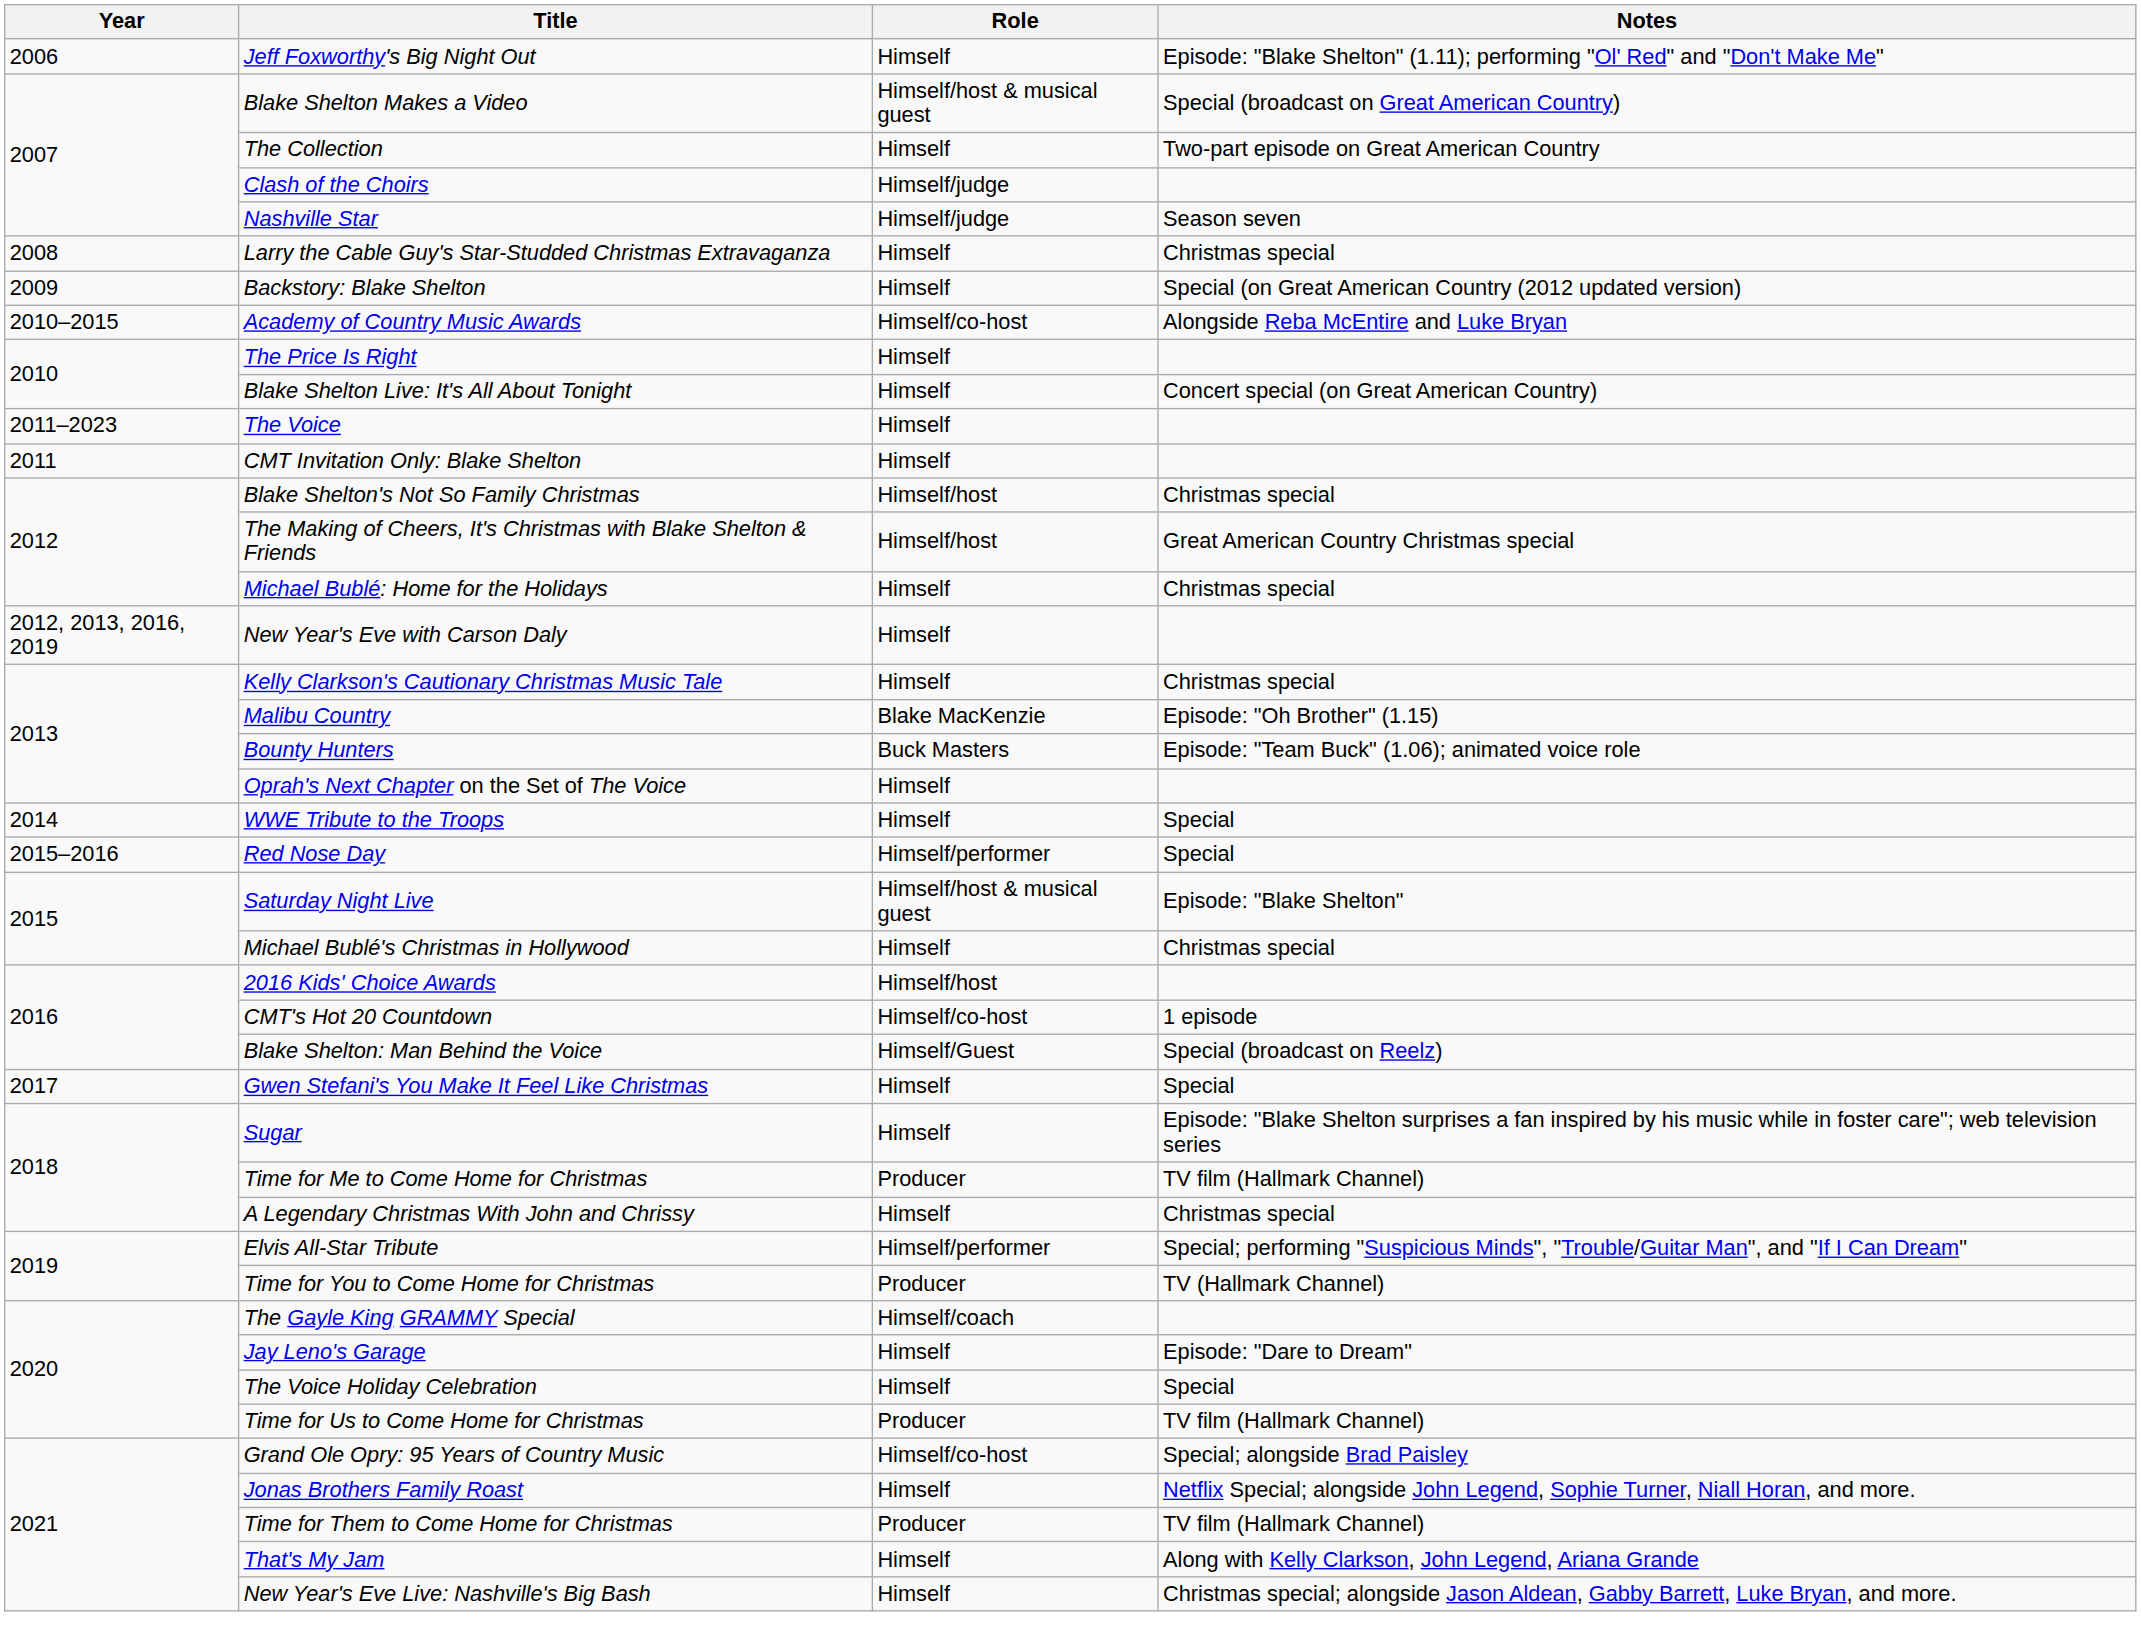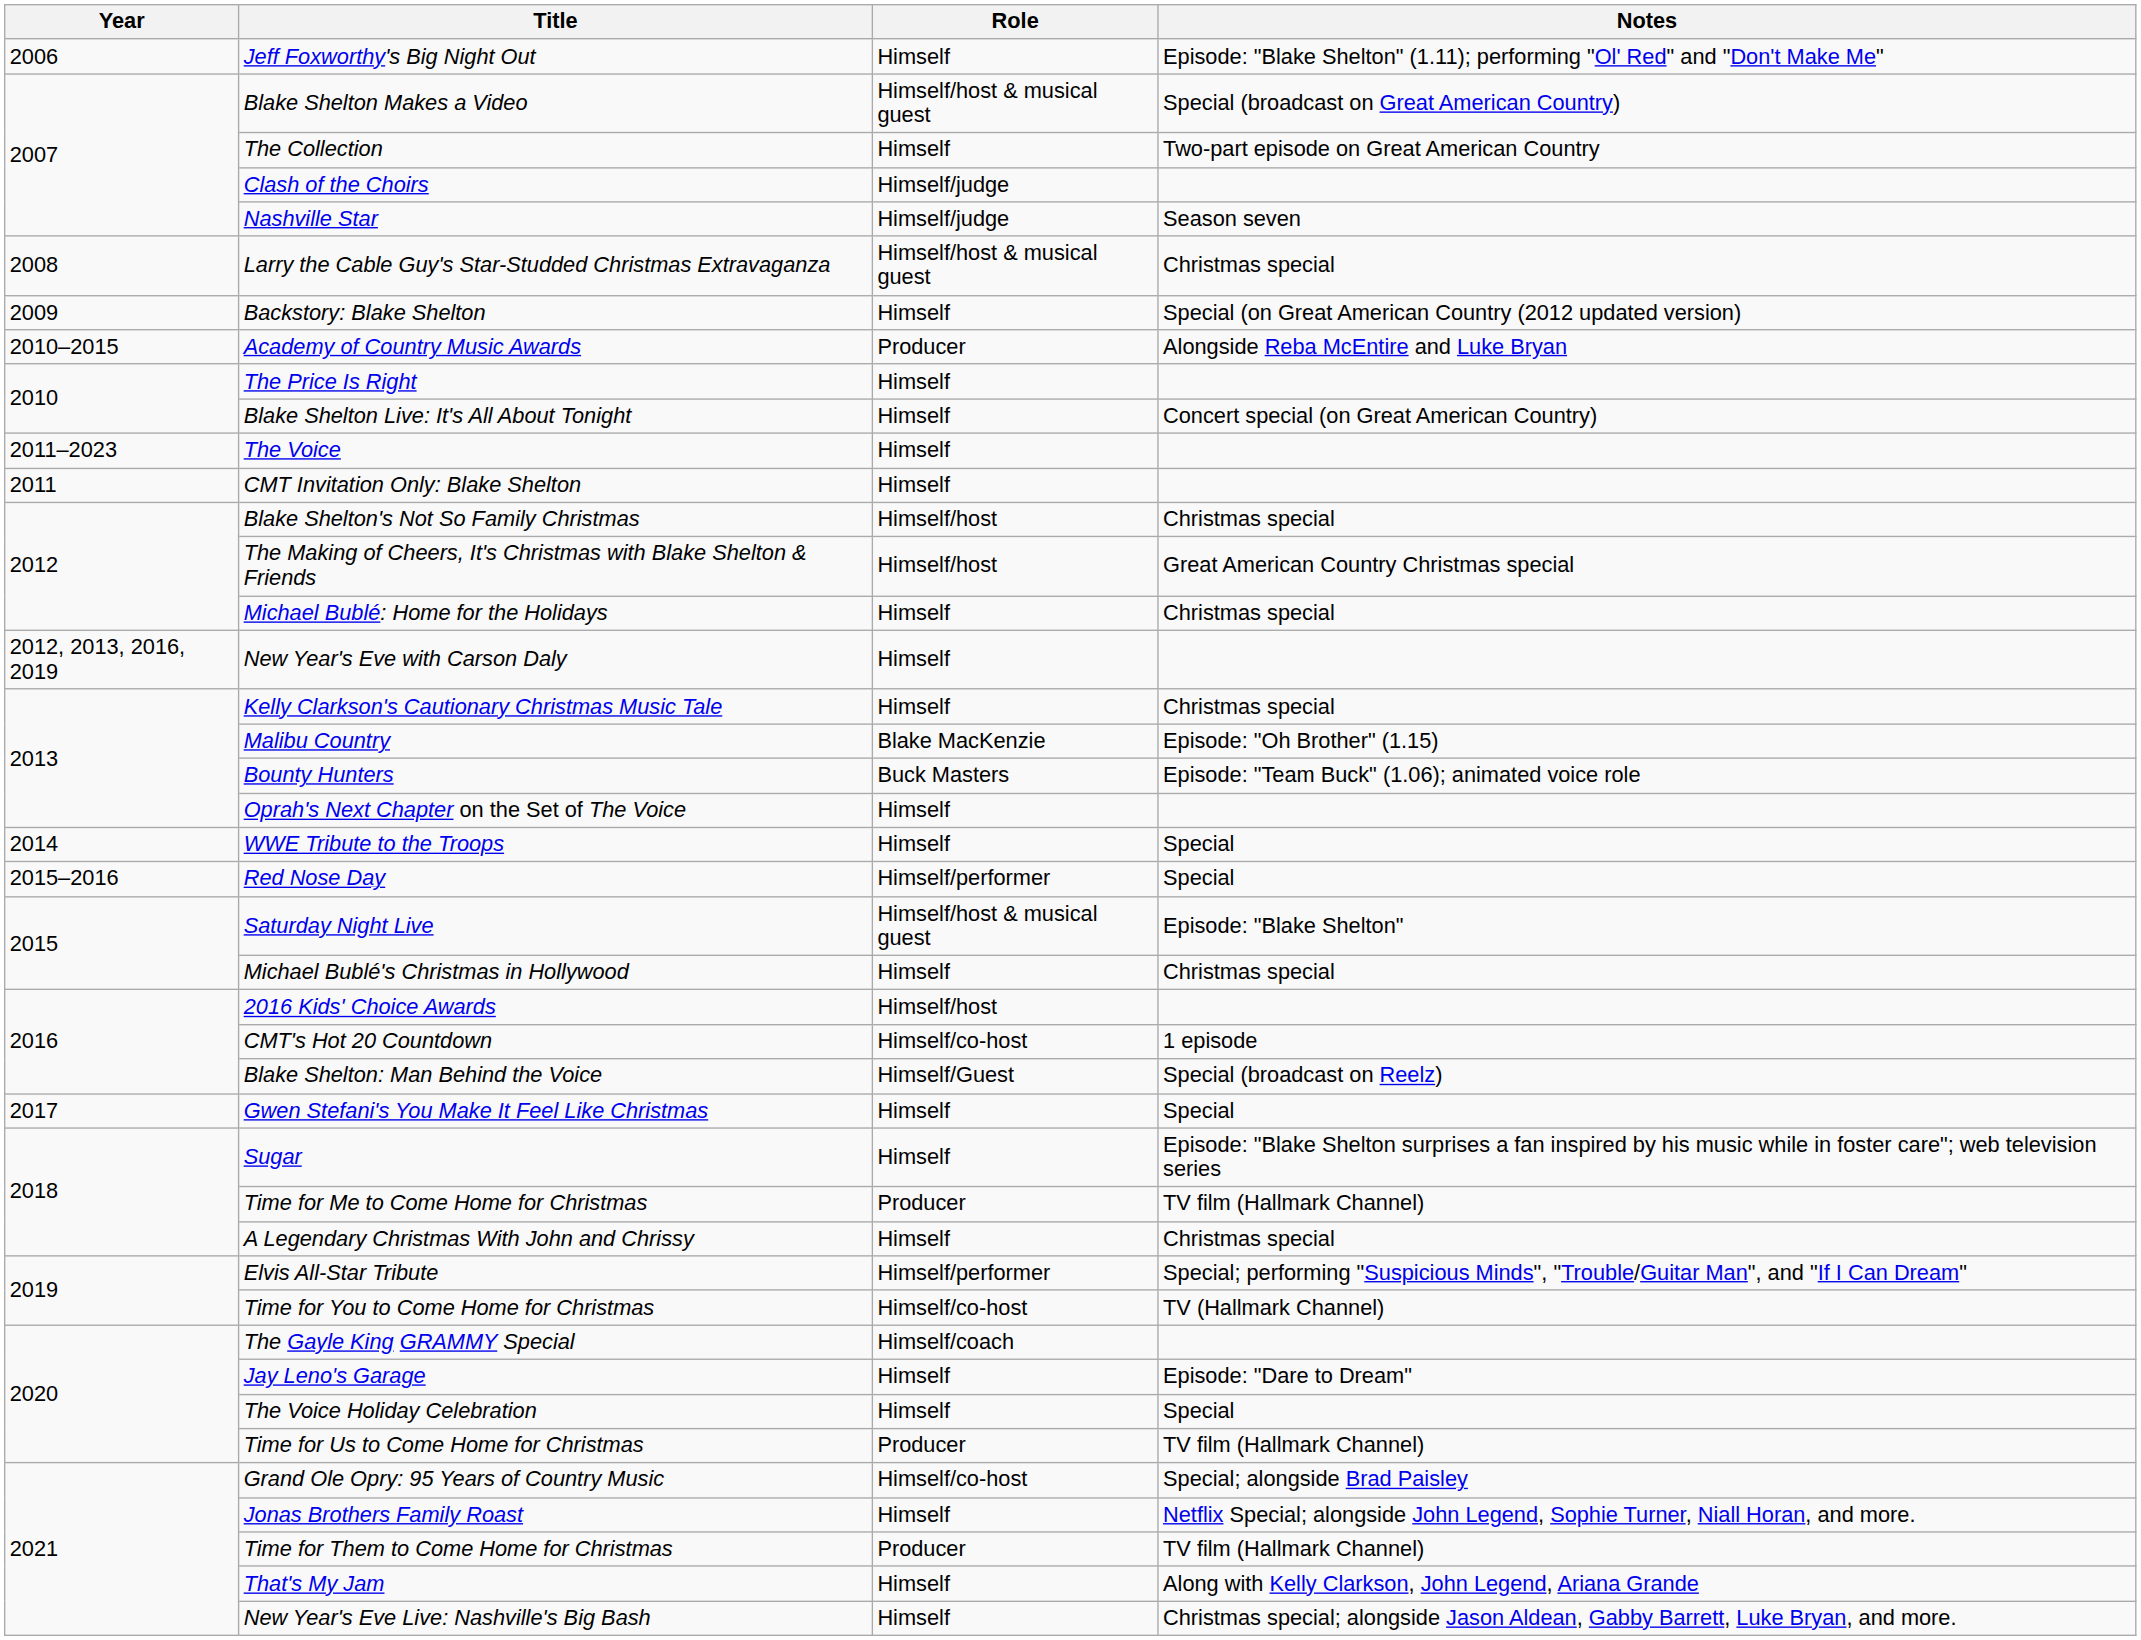(914, 253) Himself -> (987, 265) Himself/host & musical guest
(952, 322) Himself/co-host -> (922, 346) Producer
(922, 1282) Producer -> (952, 1307) Himself/co-host
